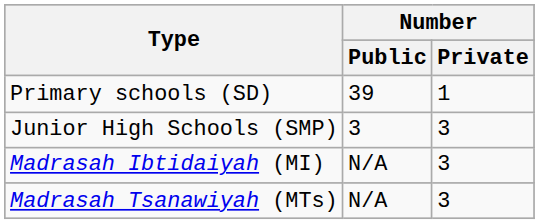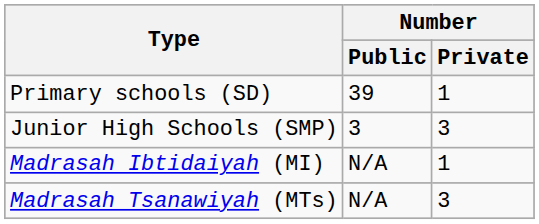(444, 165) 3 -> (444, 165) 1
